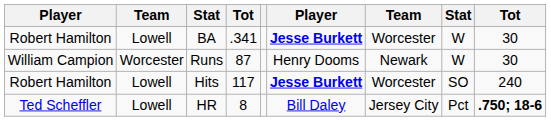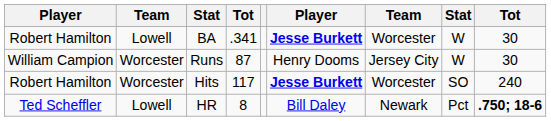(404, 60) Newark -> (404, 60) Jersey City
(152, 82) Lowell -> (152, 82) Worcester
(404, 104) Jersey City -> (404, 104) Newark
